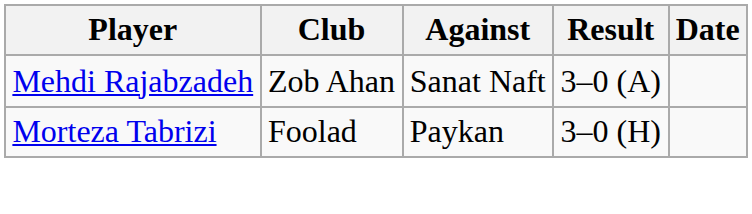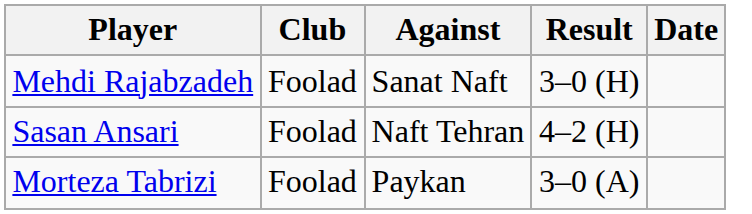(331, 80) Zob Ahan -> (312, 80) Foolad
(611, 80) 3–0 (A) -> (589, 80) 3–0 (H)
+ row: (95, 131)
(611, 131) 3–0 (H) -> (589, 182) 3–0 (A)
